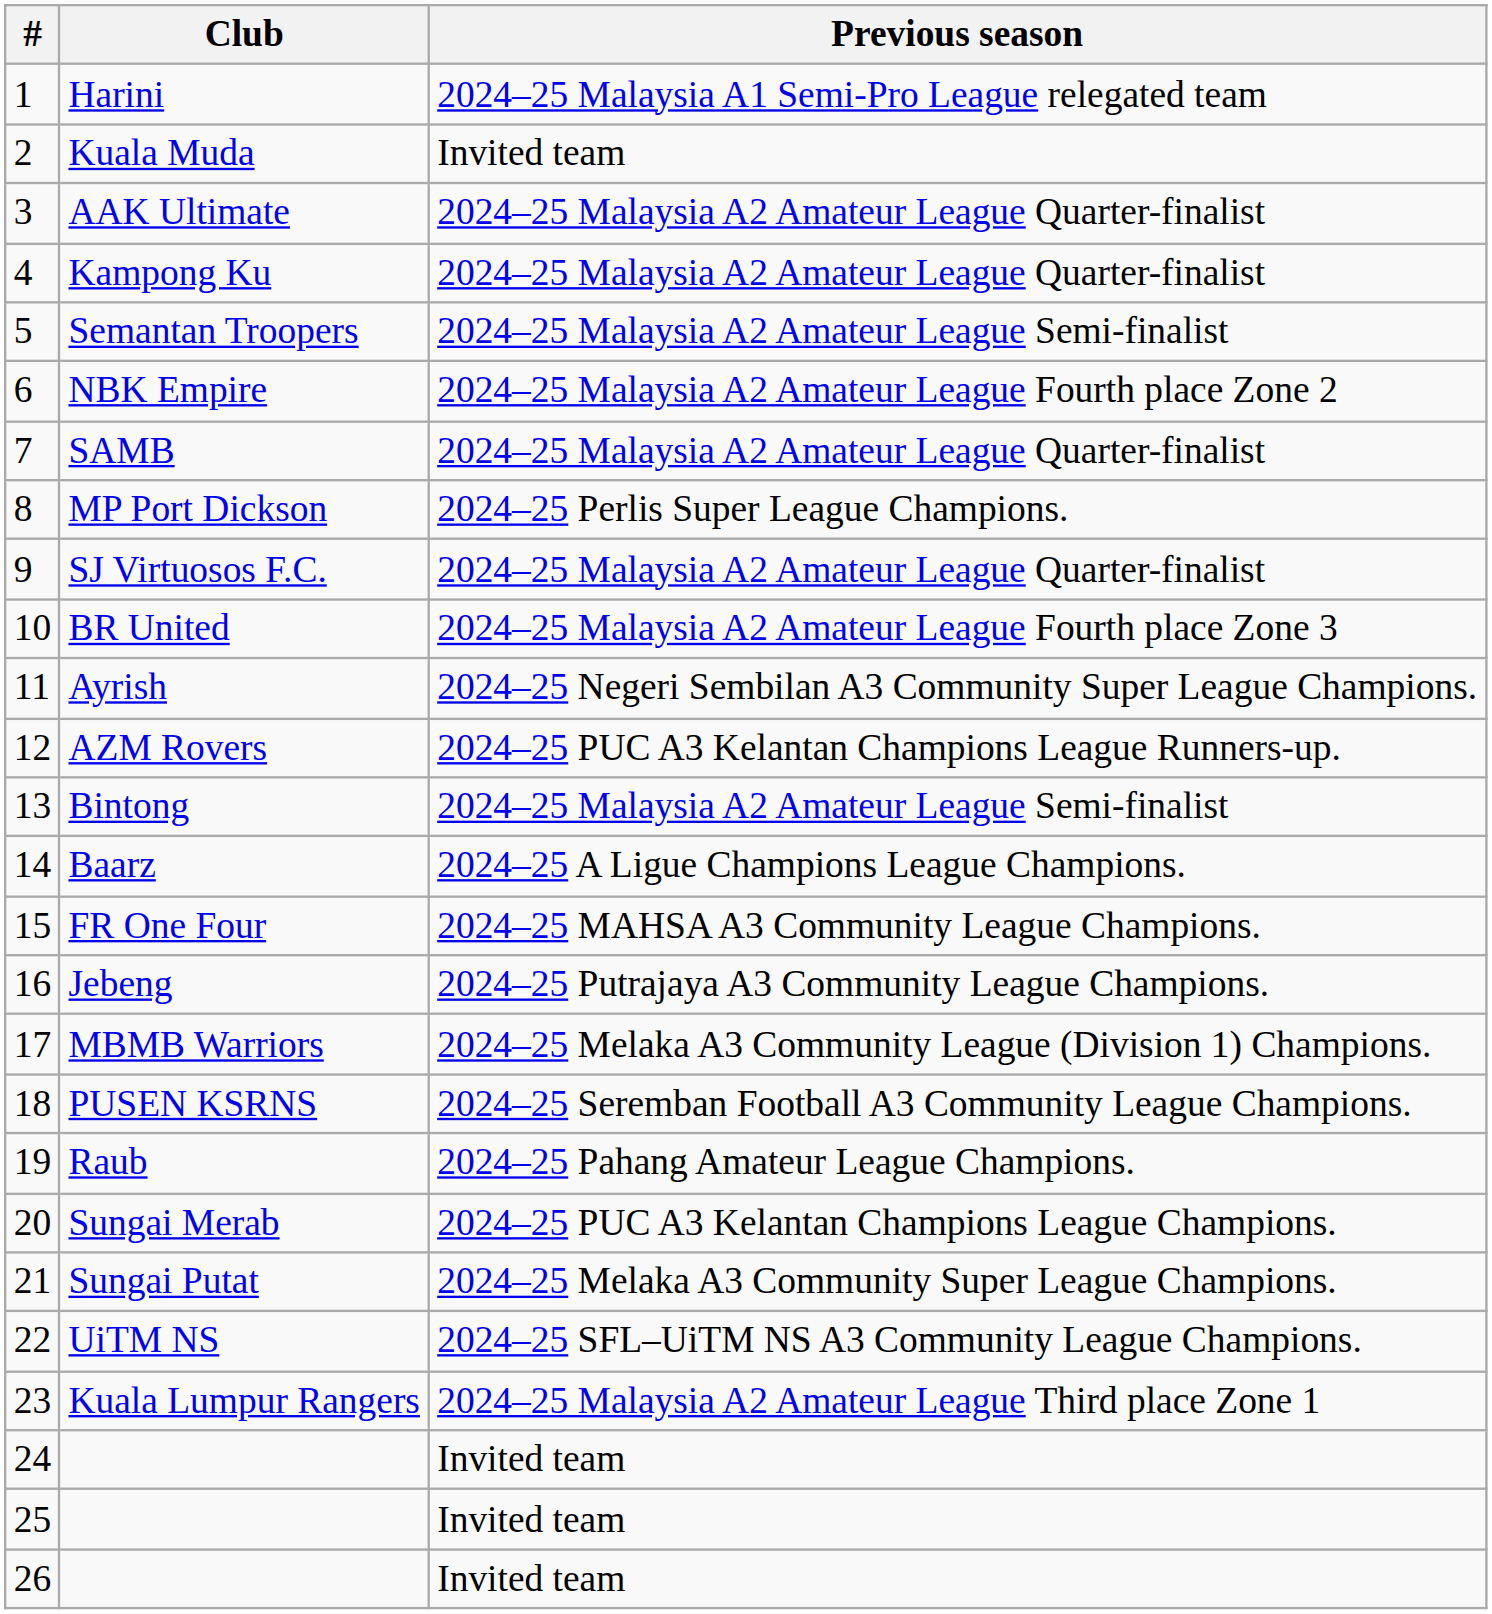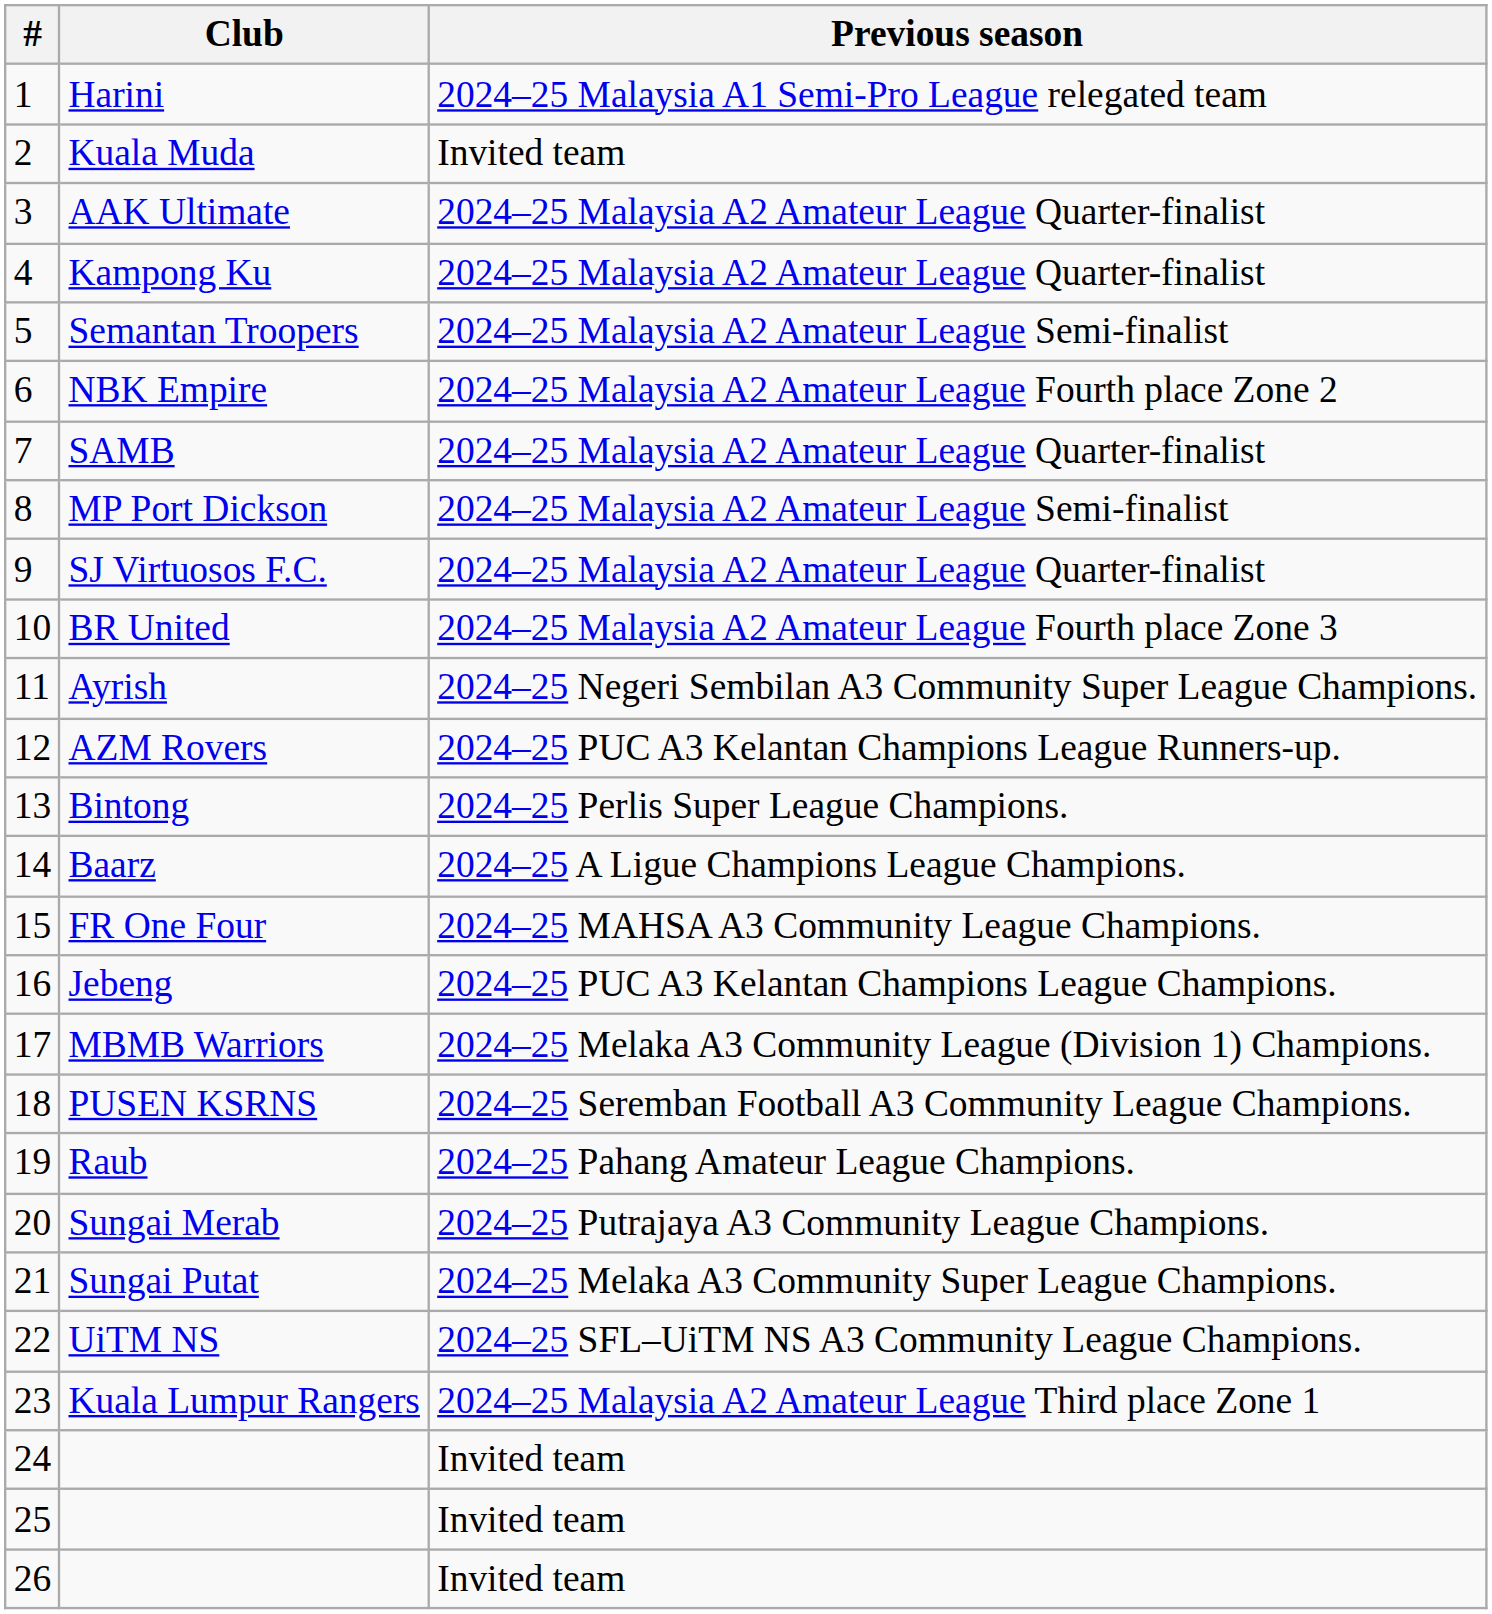(753, 509) 2024–25 Perlis Super League Champions. -> (833, 509) 2024–25 Malaysia A2 Amateur League Semi-finalist
(833, 806) 2024–25 Malaysia A2 Amateur League Semi-finalist -> (753, 806) 2024–25 Perlis Super League Champions.
(853, 984) 2024–25 Putrajaya A3 Community League Champions. -> (887, 984) 2024–25 PUC A3 Kelantan Champions League Champions.
(887, 1221) 2024–25 PUC A3 Kelantan Champions League Champions. -> (853, 1221) 2024–25 Putrajaya A3 Community League Champions.
